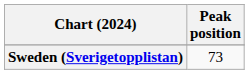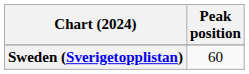(215, 57) 73 -> (215, 57) 60
